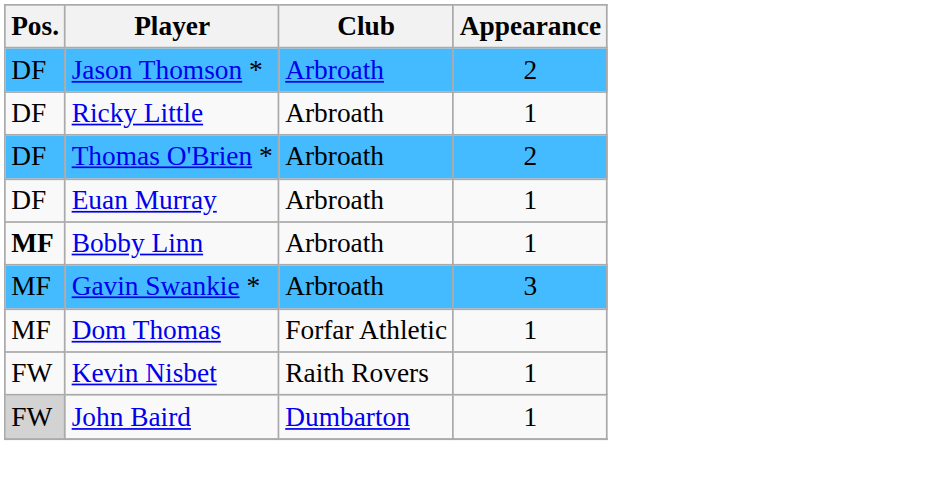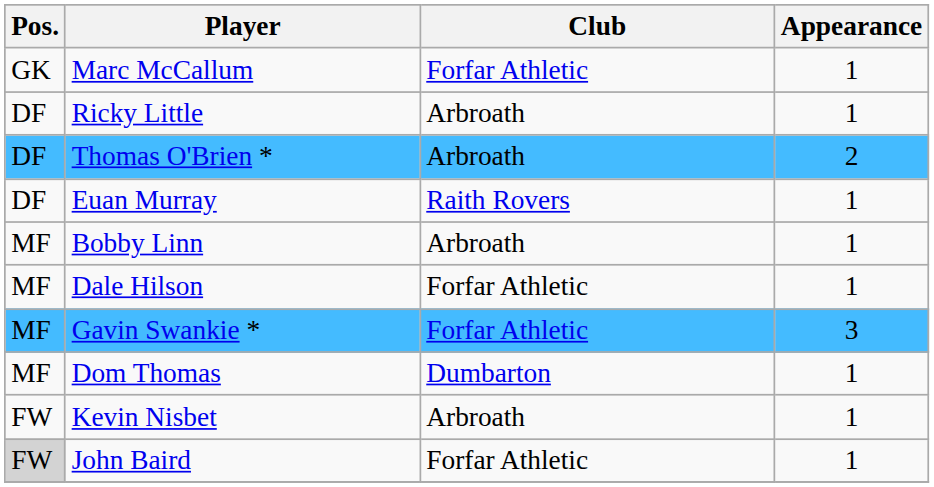+ row: (162, 69)
- row: (167, 69)
(335, 199) Arbroath -> (498, 199) Raith Rovers
(32, 243) bold -> (31, 243) normal
+ row: (137, 286)
(335, 286) Arbroath -> (507, 329) Forfar Athletic
(366, 329) Forfar Athletic -> (489, 373) Dumbarton
(357, 373) Raith Rovers -> (476, 416) Arbroath
(348, 416) Dumbarton -> (507, 460) Forfar Athletic
